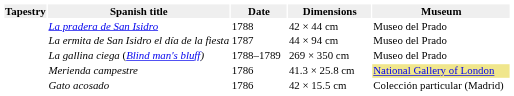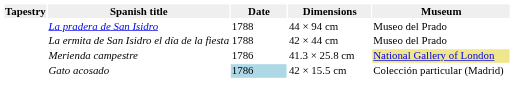(314, 26) 42 × 44 cm -> (314, 26) 44 × 94 cm
(243, 41) 1787 -> (243, 41) 1788
(314, 41) 44 × 94 cm -> (314, 41) 42 × 44 cm
- row: (126, 56)
(243, 86) no background -> (243, 71) lightblue background
